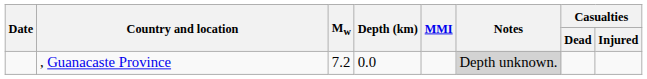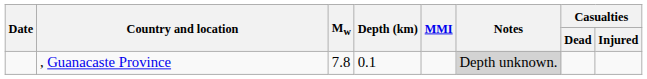(341, 62) 7.2 -> (341, 62) 7.8
(367, 62) 0.0 -> (367, 62) 0.1
